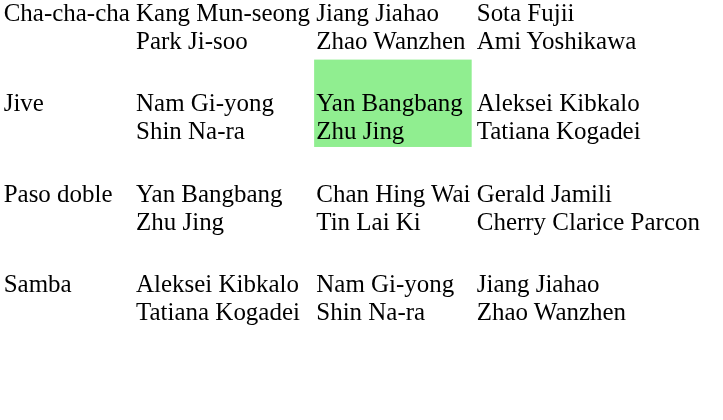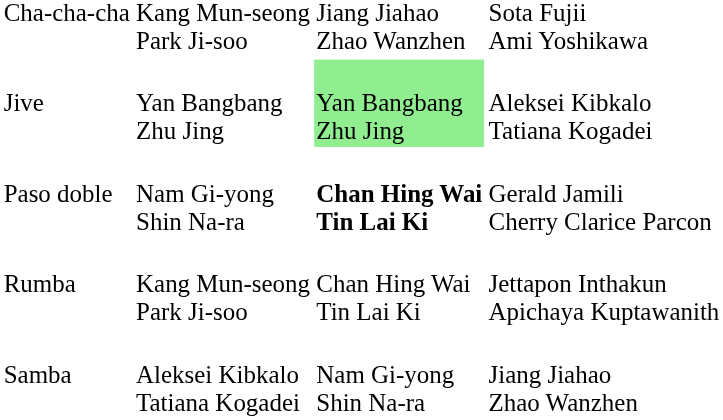(205, 117) Nam Gi-yong Shin Na-ra -> (209, 117) Yan Bangbang Zhu Jing
(209, 207) Yan Bangbang Zhu Jing -> (205, 207) Nam Gi-yong Shin Na-ra
(393, 207) normal -> (399, 207) bold
+ row: (40, 283)
